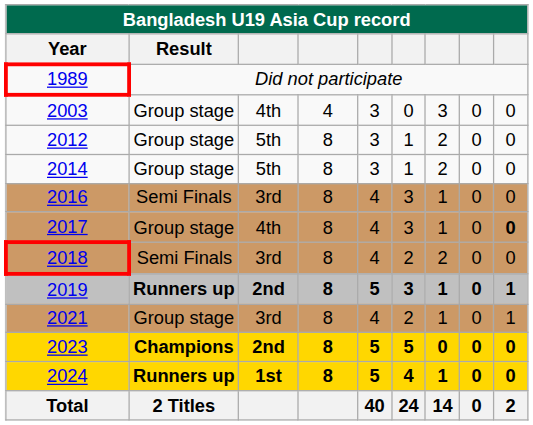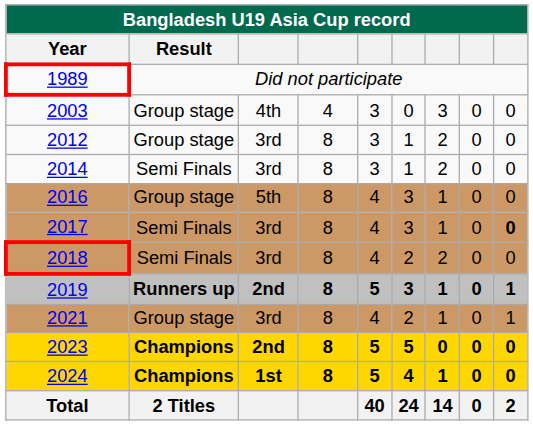(269, 140) 5th -> (269, 140) 3rd
(184, 169) Group stage -> (184, 169) Semi Finals
(269, 169) 5th -> (269, 169) 3rd
(184, 198) Semi Finals -> (184, 198) Group stage
(269, 198) 3rd -> (269, 198) 5th
(184, 227) Group stage -> (184, 227) Semi Finals
(269, 227) 4th -> (269, 227) 3rd
(184, 376) Runners up -> (184, 376) Champions
